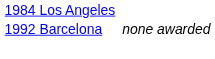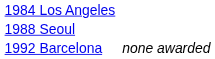+ row: (40, 29)
